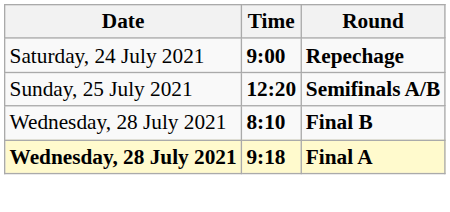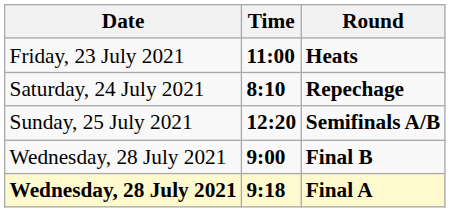+ row: (332, 55)
(266, 55) 9:00 -> (266, 88) 8:10
(266, 122) 8:10 -> (266, 156) 9:00
